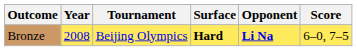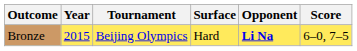(77, 35) 2008 -> (77, 35) 2015
(208, 35) bold -> (206, 35) normal
